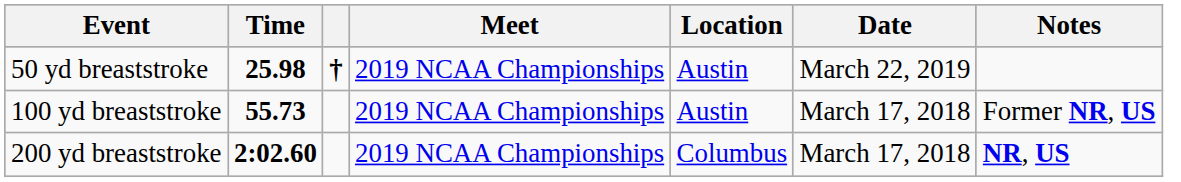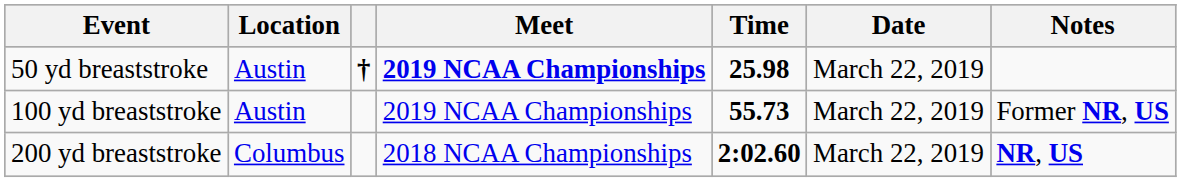columns swapped: (275, 25) <-> (732, 25)
(510, 68) normal -> (544, 68) bold
(885, 111) March 17, 2018 -> (899, 111) March 22, 2019
(510, 153) 2019 NCAA Championships -> (537, 153) 2018 NCAA Championships
(885, 153) March 17, 2018 -> (899, 153) March 22, 2019
